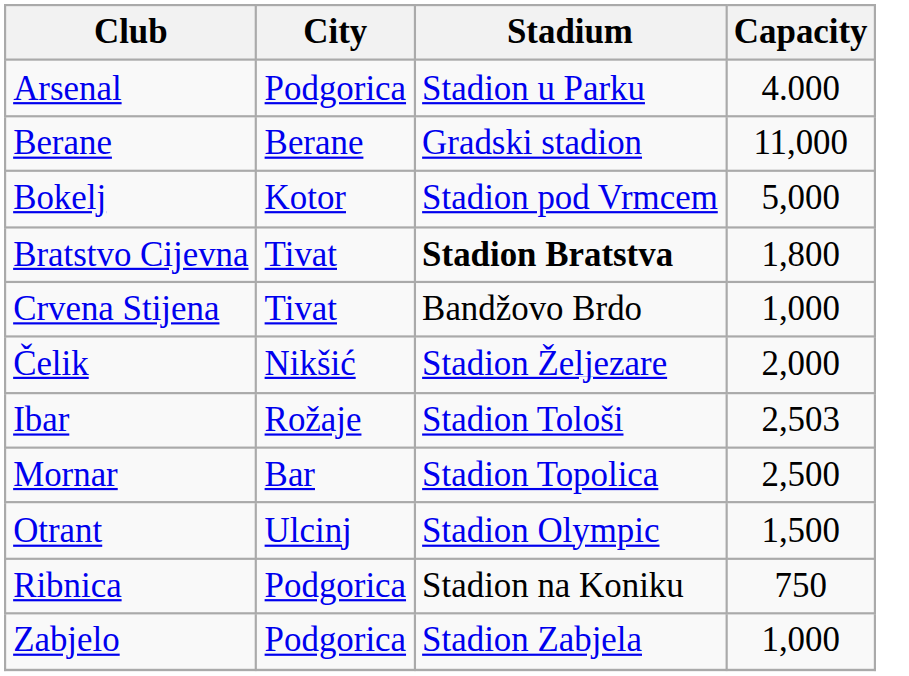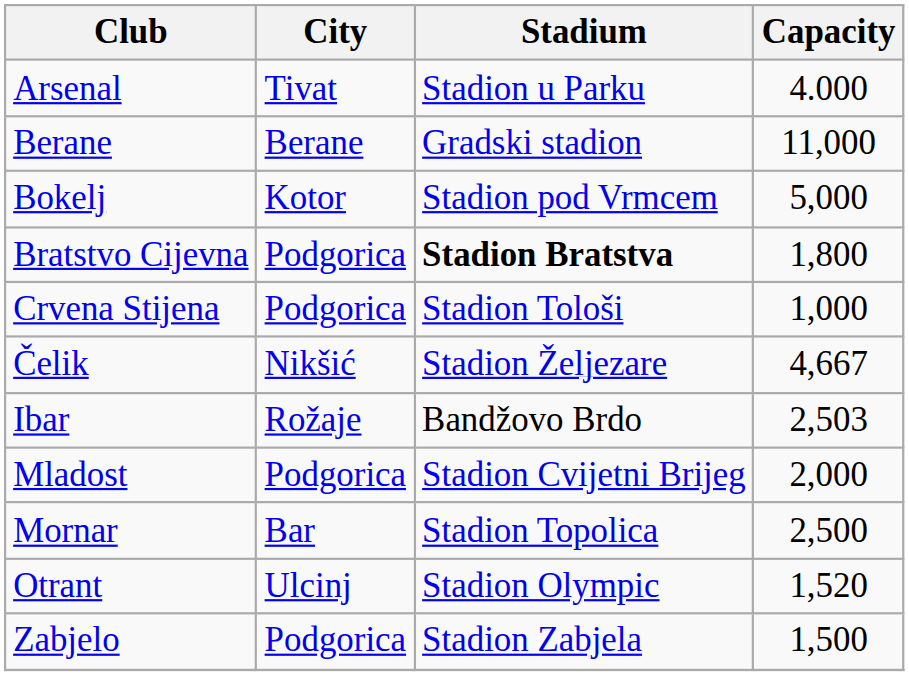(335, 87) Podgorica -> (301, 87) Tivat
(301, 253) Tivat -> (335, 253) Podgorica
(301, 308) Tivat -> (335, 308) Podgorica
(532, 308) Bandžovo Brdo -> (523, 308) Stadion Tološi
(801, 364) 2,000 -> (829, 364) 4,667
(523, 419) Stadion Tološi -> (532, 419) Bandžovo Brdo
+ row: (70, 474)
(801, 530) 1,500 -> (829, 585) 1,520
- row: (67, 585)
(801, 640) 1,000 -> (829, 640) 1,500
